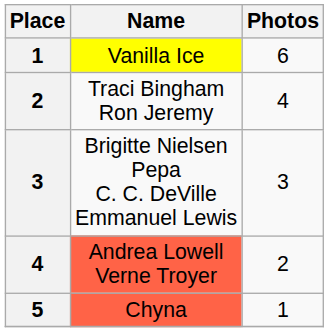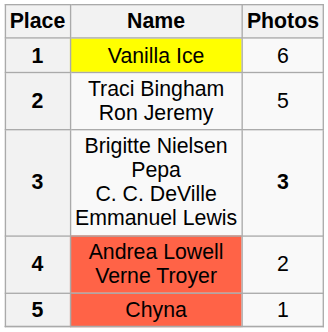(283, 100) 4 -> (283, 100) 5
(283, 182) normal -> (283, 182) bold
